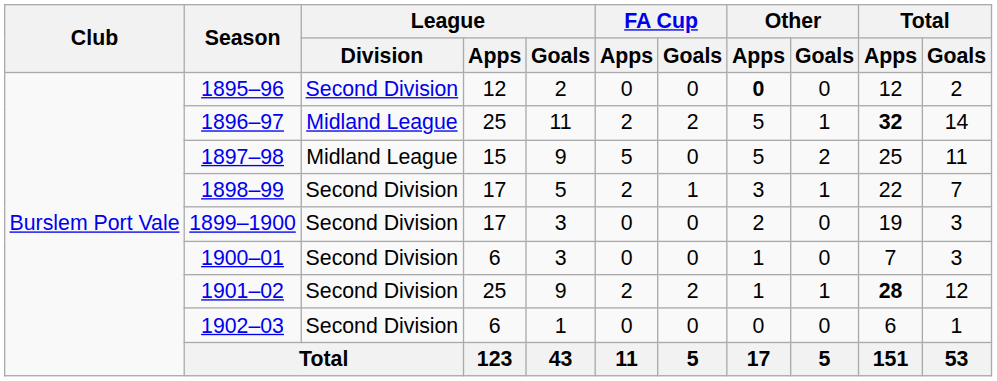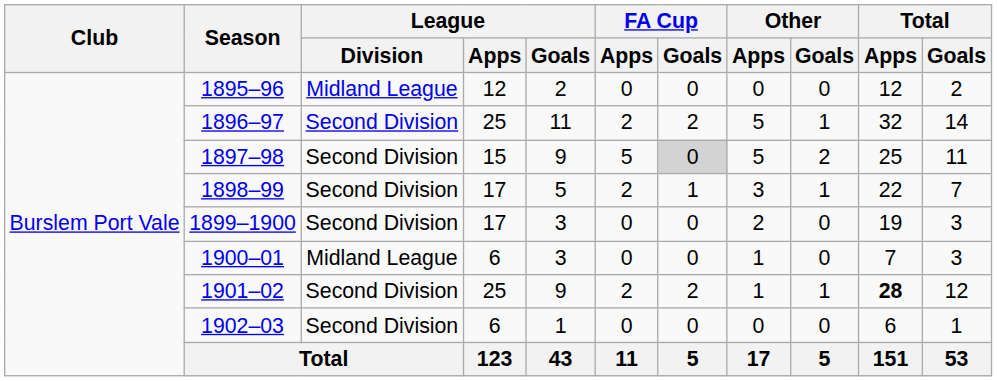(382, 88) Second Division -> (382, 88) Midland League
(759, 88) bold -> (759, 88) normal
(382, 122) Midland League -> (382, 122) Second Division
(890, 122) bold -> (890, 122) normal
(382, 156) Midland League -> (382, 156) Second Division
(693, 156) no background -> (693, 156) lightgrey background
(382, 257) Second Division -> (382, 257) Midland League
